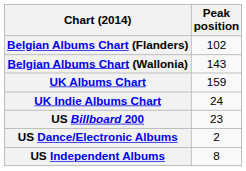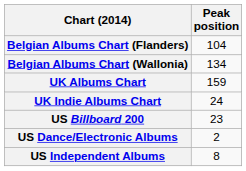(216, 45) 102 -> (216, 45) 104
(216, 63) 143 -> (216, 63) 134
